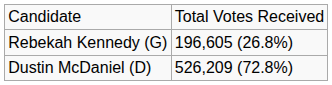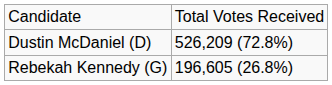rows swapped: (80, 67) <-> (88, 42)
